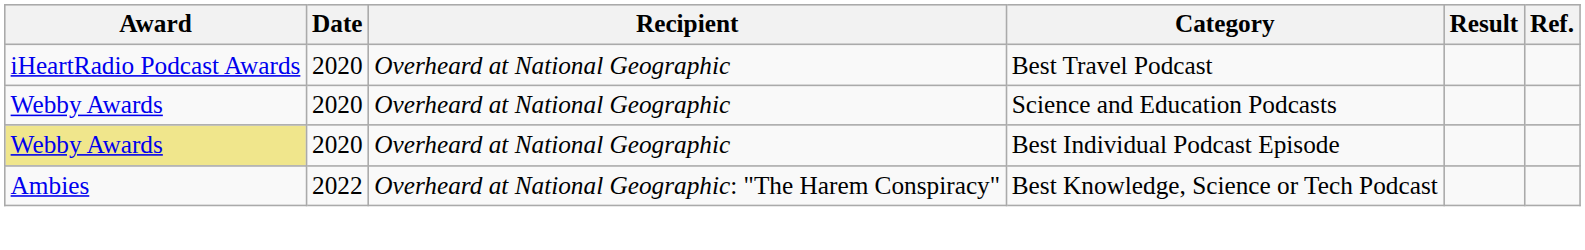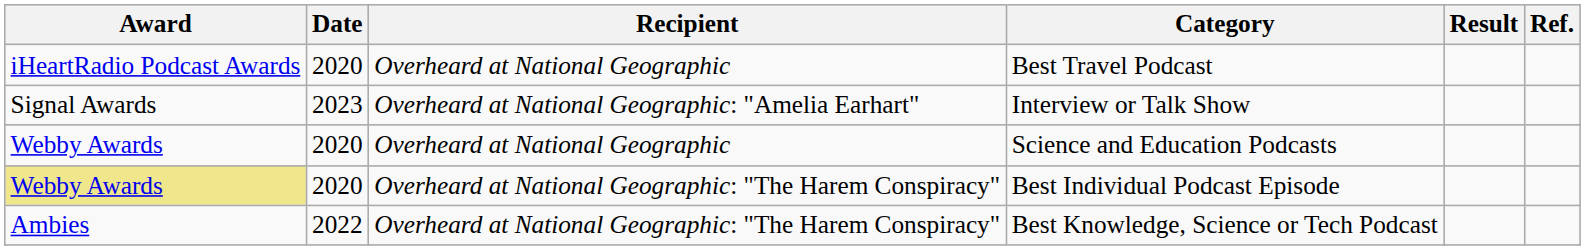+ row: (1131, 104)
(552, 144) Overheard at National Geographic -> (687, 184) Overheard at National Geographic: "The Harem Conspiracy"
